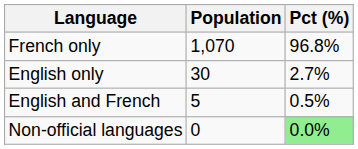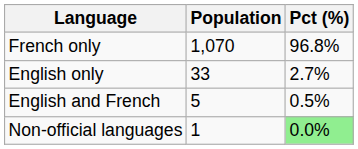(200, 74) 30 -> (200, 74) 33
(195, 130) 0 -> (195, 130) 1
